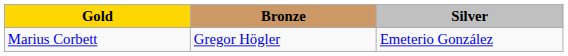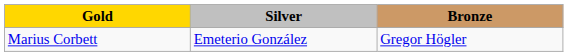columns swapped: (470, 16) <-> (283, 16)
